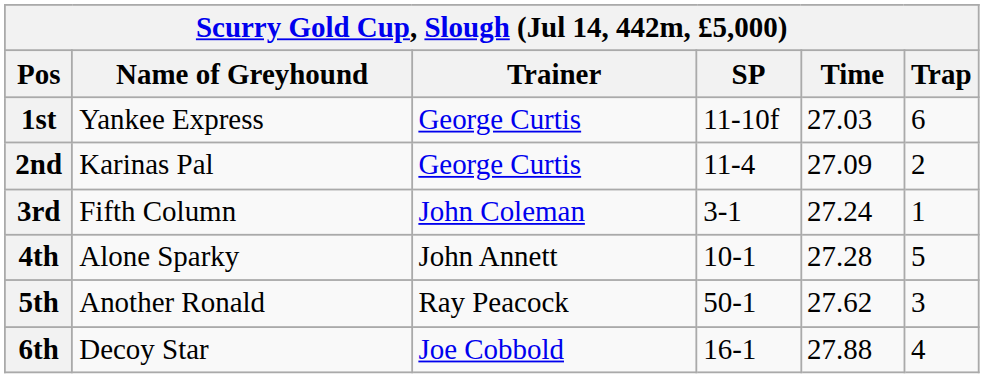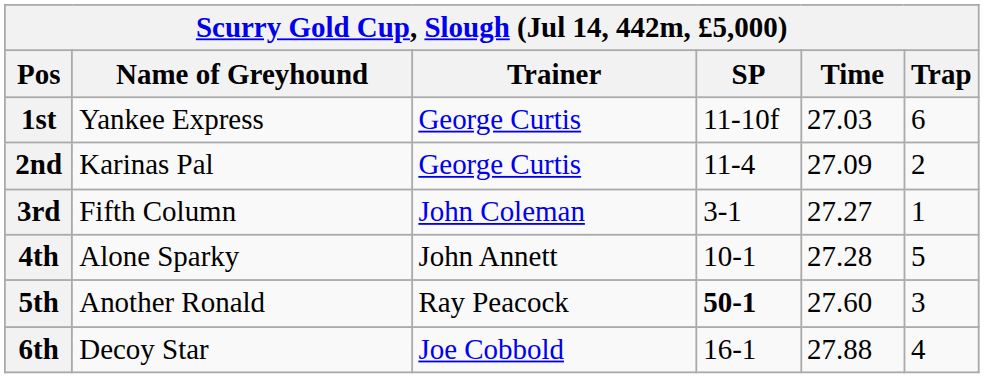(840, 211) 27.24 -> (840, 211) 27.27
(730, 303) normal -> (730, 303) bold
(840, 303) 27.62 -> (840, 303) 27.60
